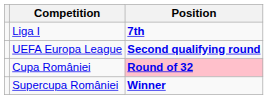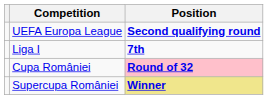rows swapped: (67, 49) <-> (26, 31)
(147, 85) no background -> (147, 85) khaki background
